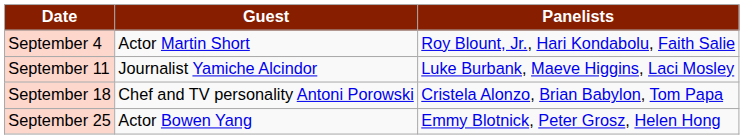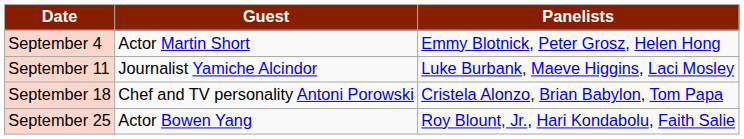(578, 43) Roy Blount, Jr., Hari Kondabolu, Faith Salie -> (571, 43) Emmy Blotnick, Peter Grosz, Helen Hong
(571, 120) Emmy Blotnick, Peter Grosz, Helen Hong -> (578, 120) Roy Blount, Jr., Hari Kondabolu, Faith Salie
